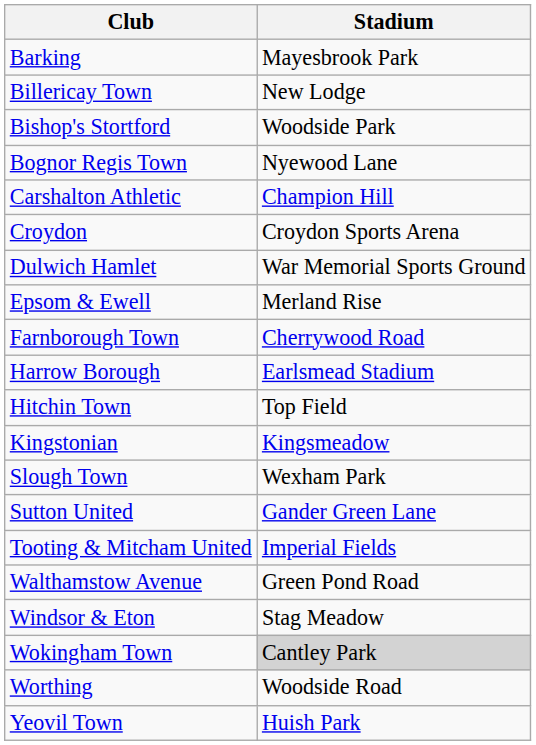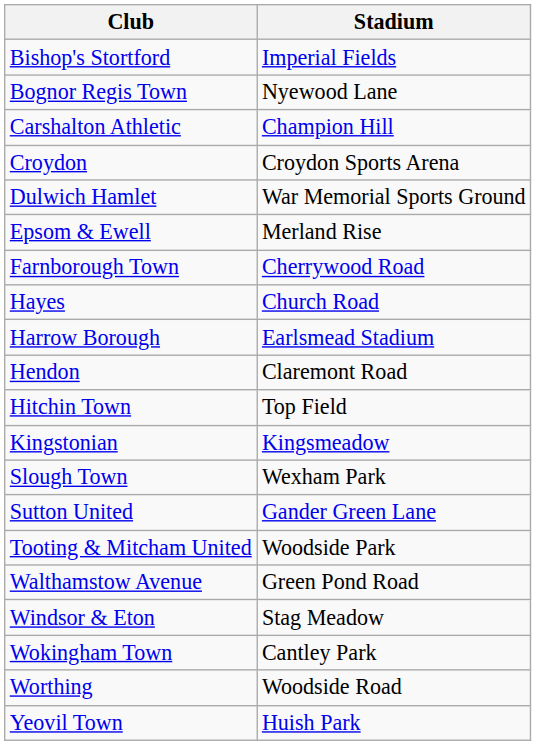- row: (45, 57)
- row: (81, 92)
(329, 127) Woodside Park -> (329, 57) Imperial Fields
+ row: (37, 302)
+ row: (45, 372)
(329, 547) Imperial Fields -> (329, 547) Woodside Park
(319, 652) lightgrey background -> (319, 652) no background
